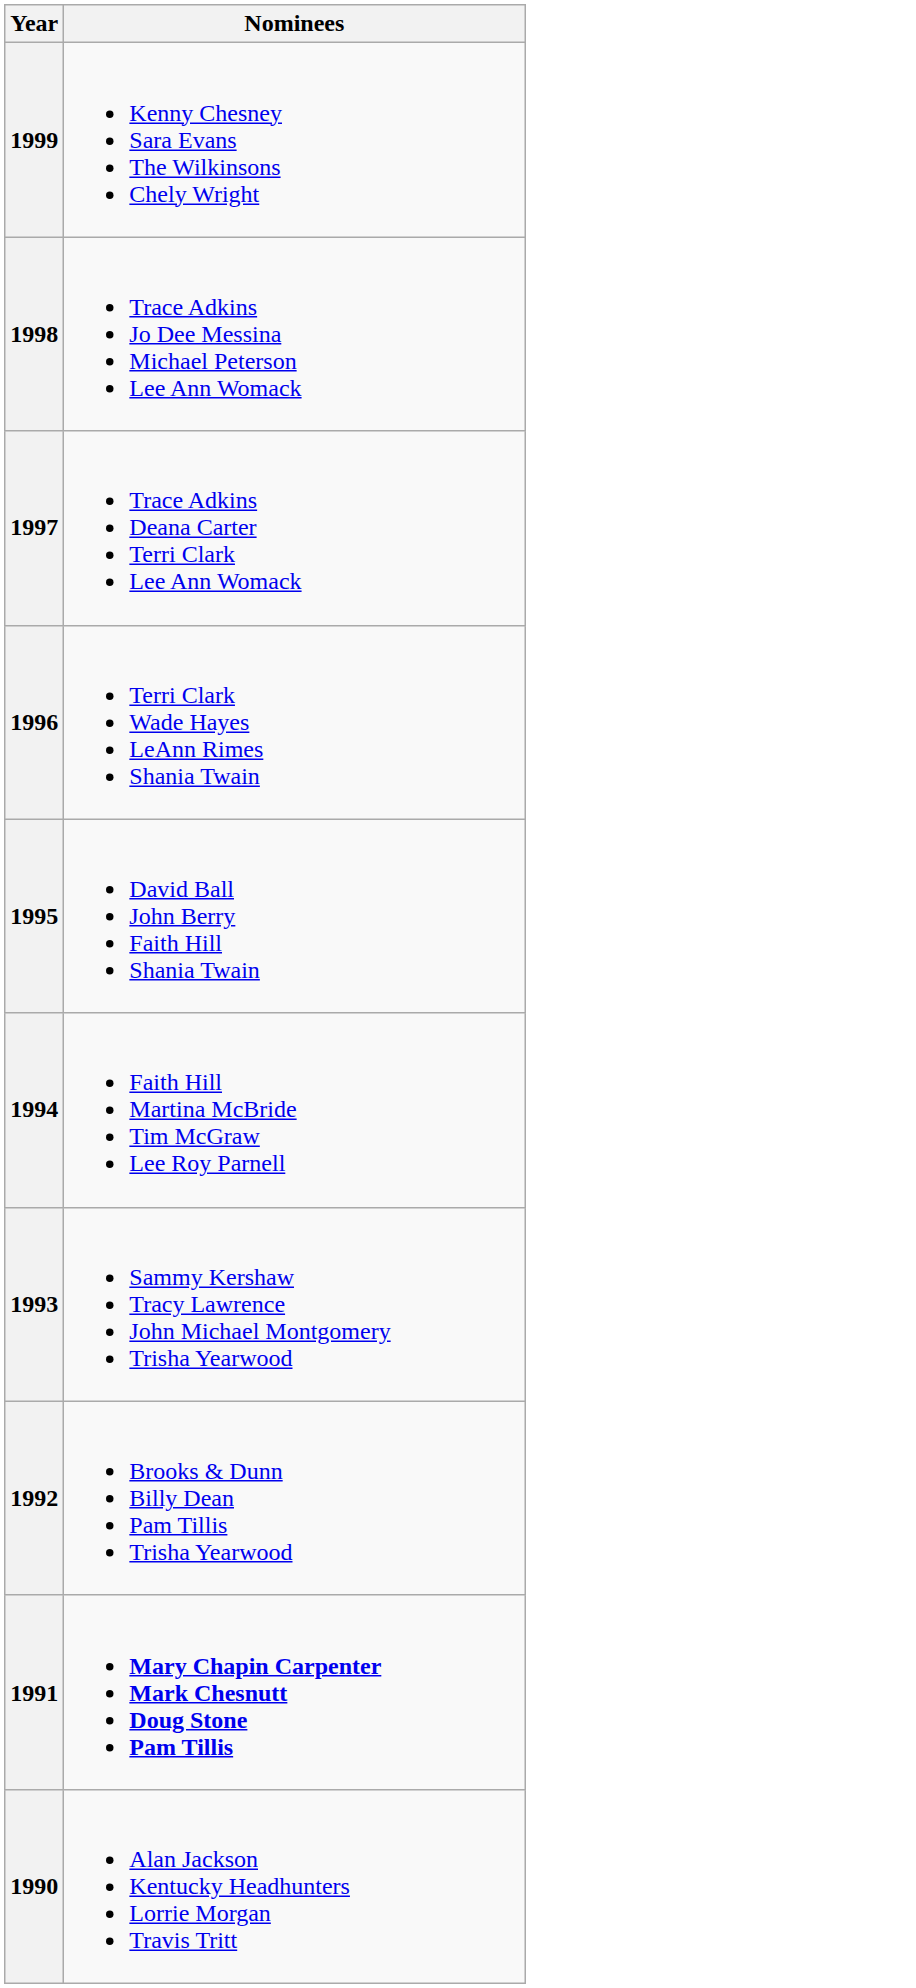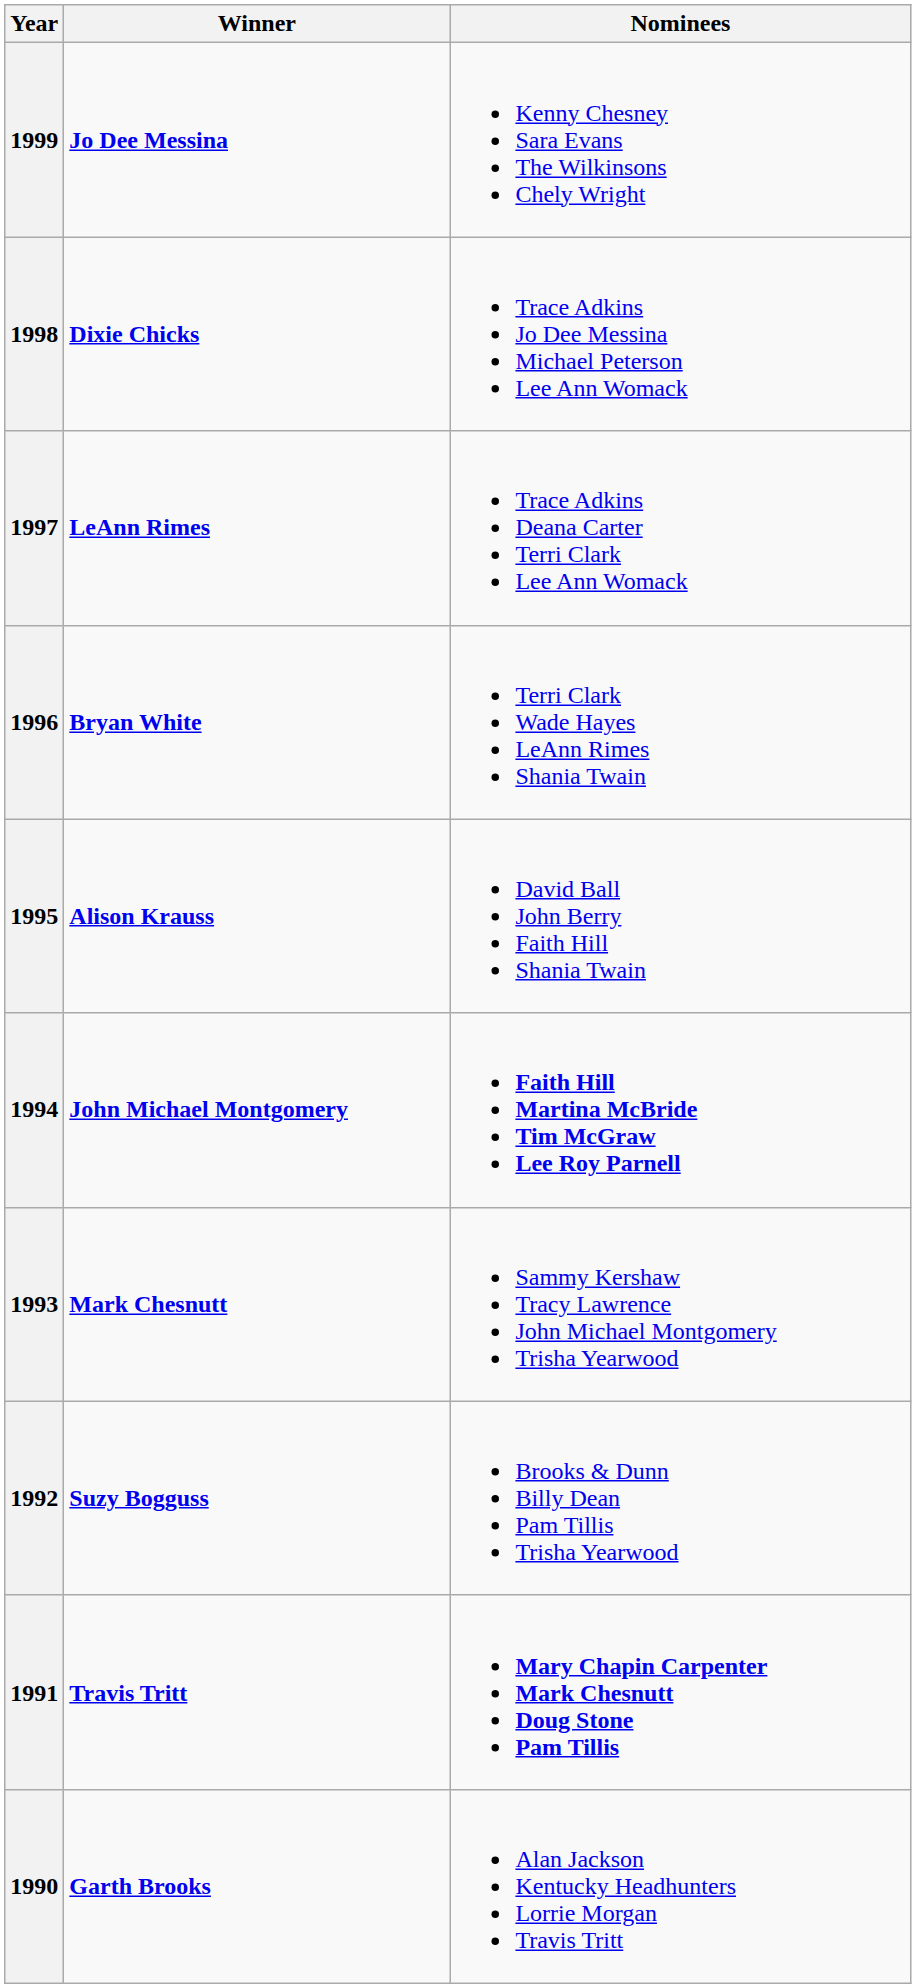+ column: (257, 23)
(294, 1124) normal -> (680, 1124) bold
